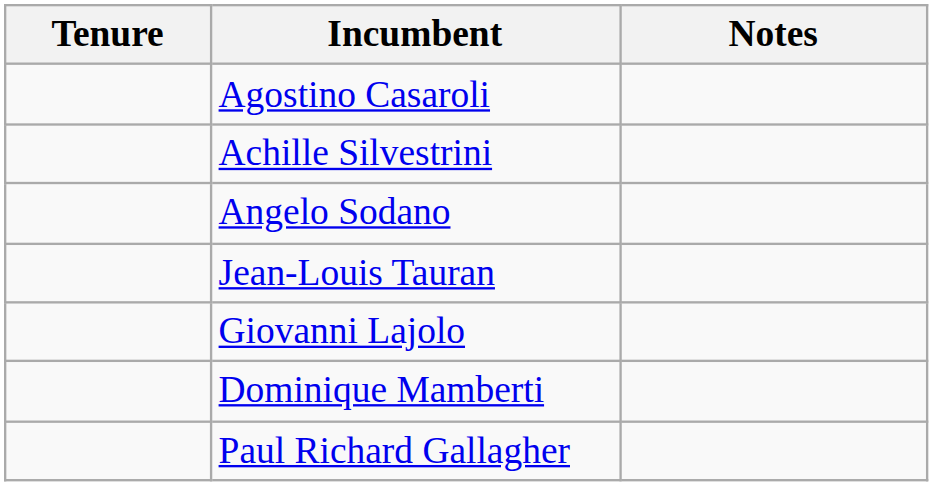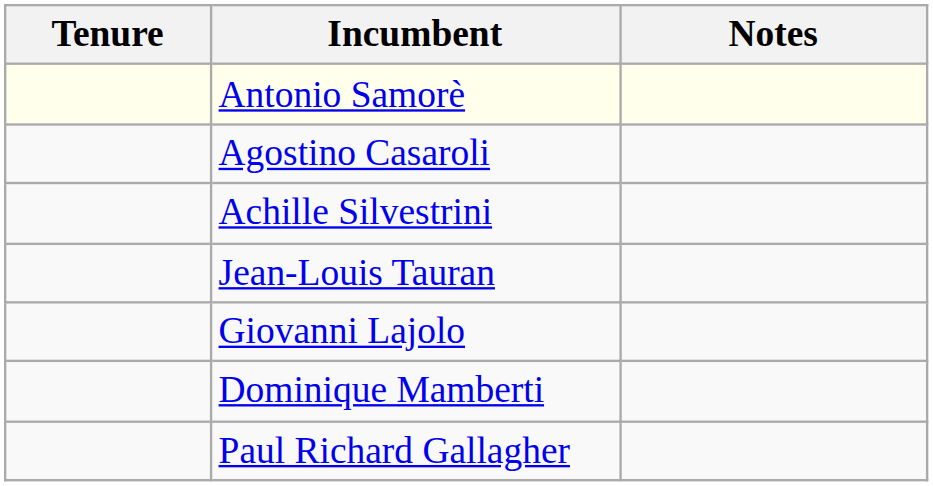+ row: (342, 93)
- row: (335, 212)
